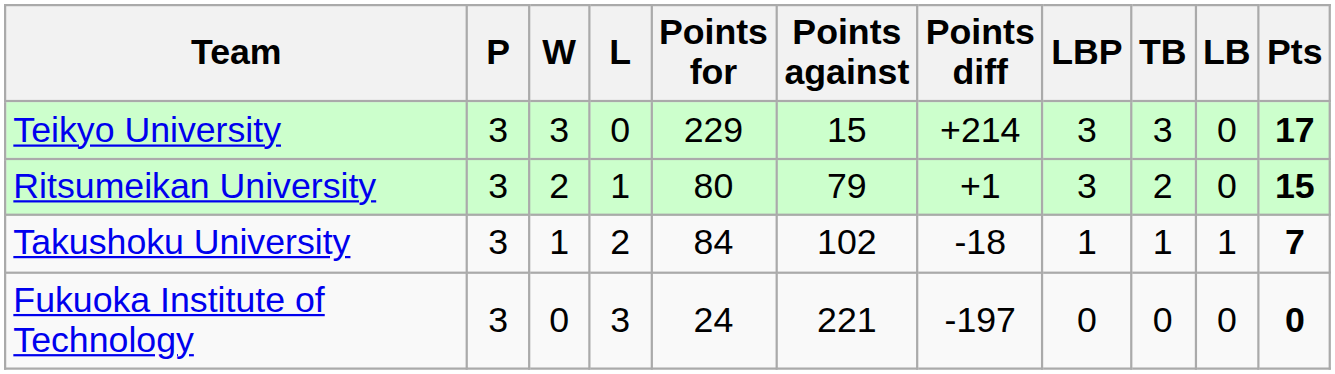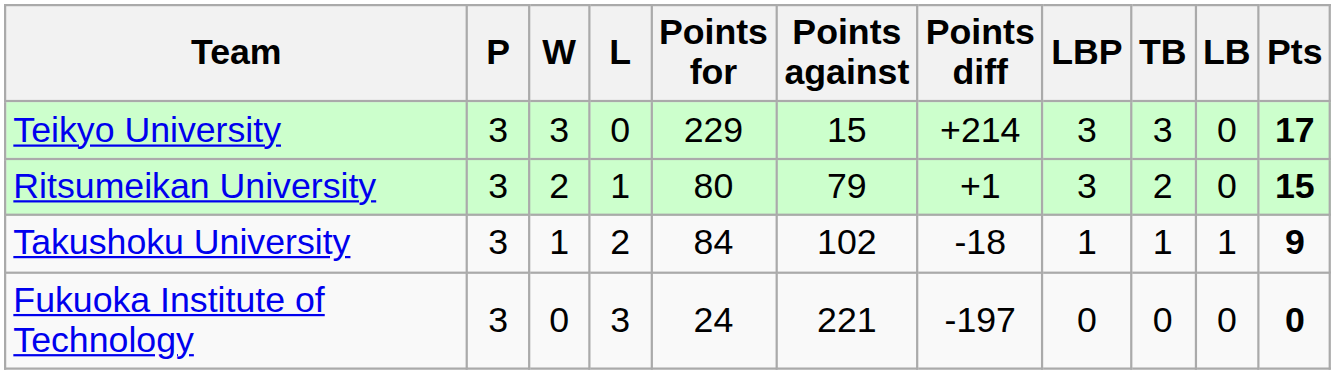(1295, 242) 7 -> (1295, 242) 9
